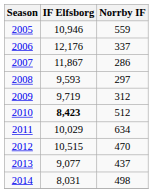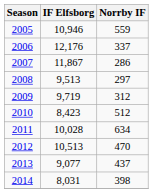(68, 79) 9,593 -> (68, 79) 9,513
(68, 113) bold -> (68, 113) normal
(68, 130) 10,029 -> (68, 130) 10,028
(68, 146) 10,515 -> (68, 146) 10,513
(122, 180) 498 -> (122, 180) 398
